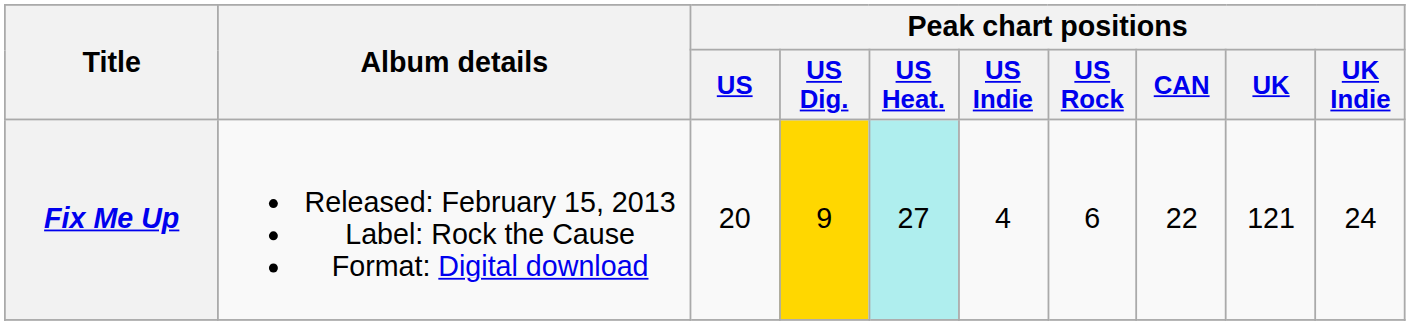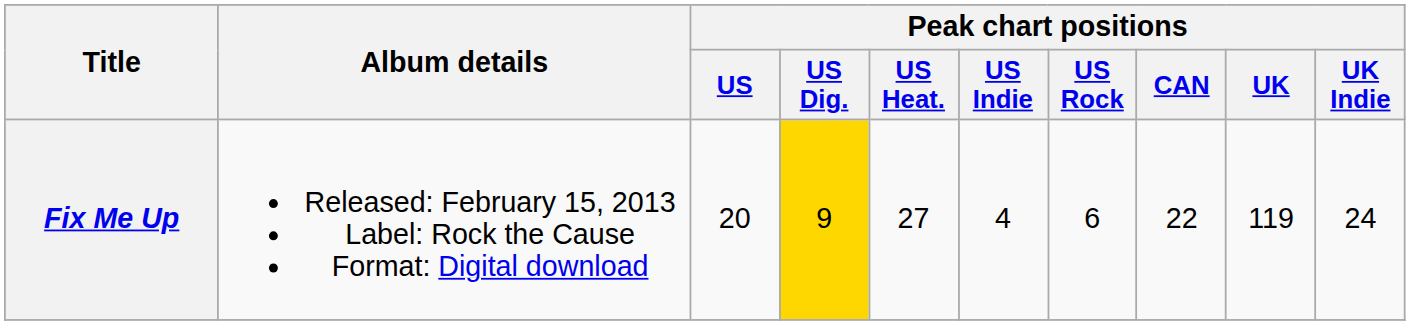(913, 218) paleturquoise background -> (913, 218) no background
(1271, 218) 121 -> (1271, 218) 119
